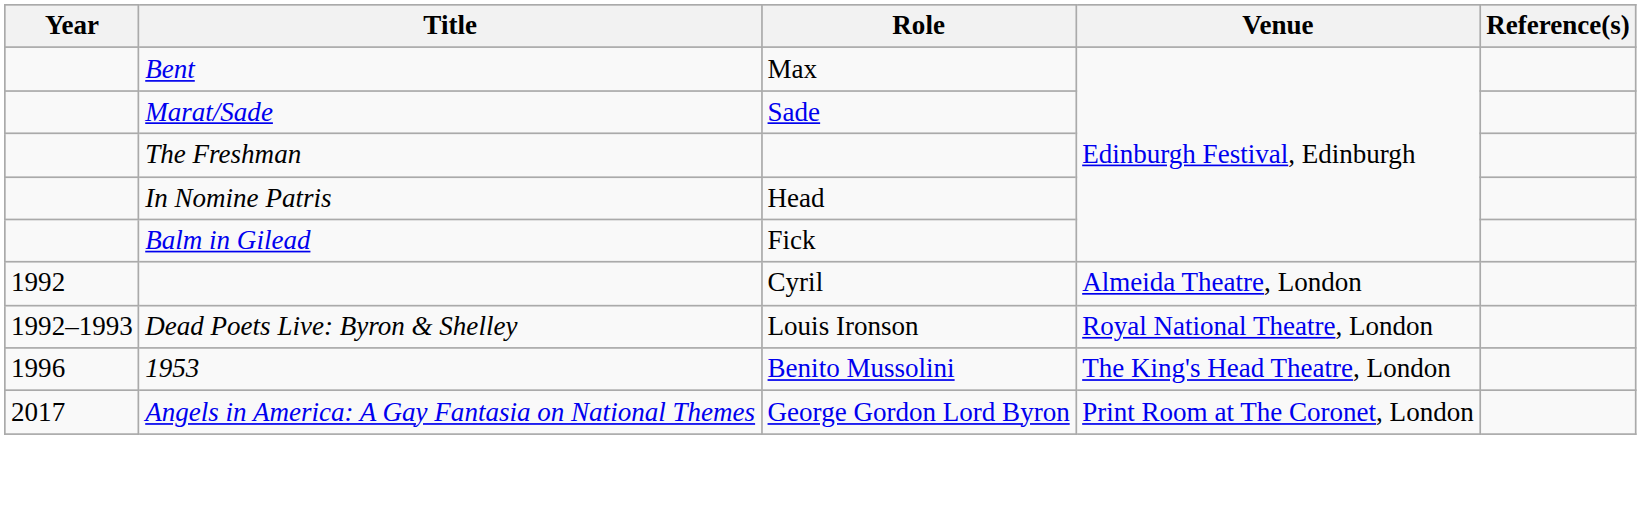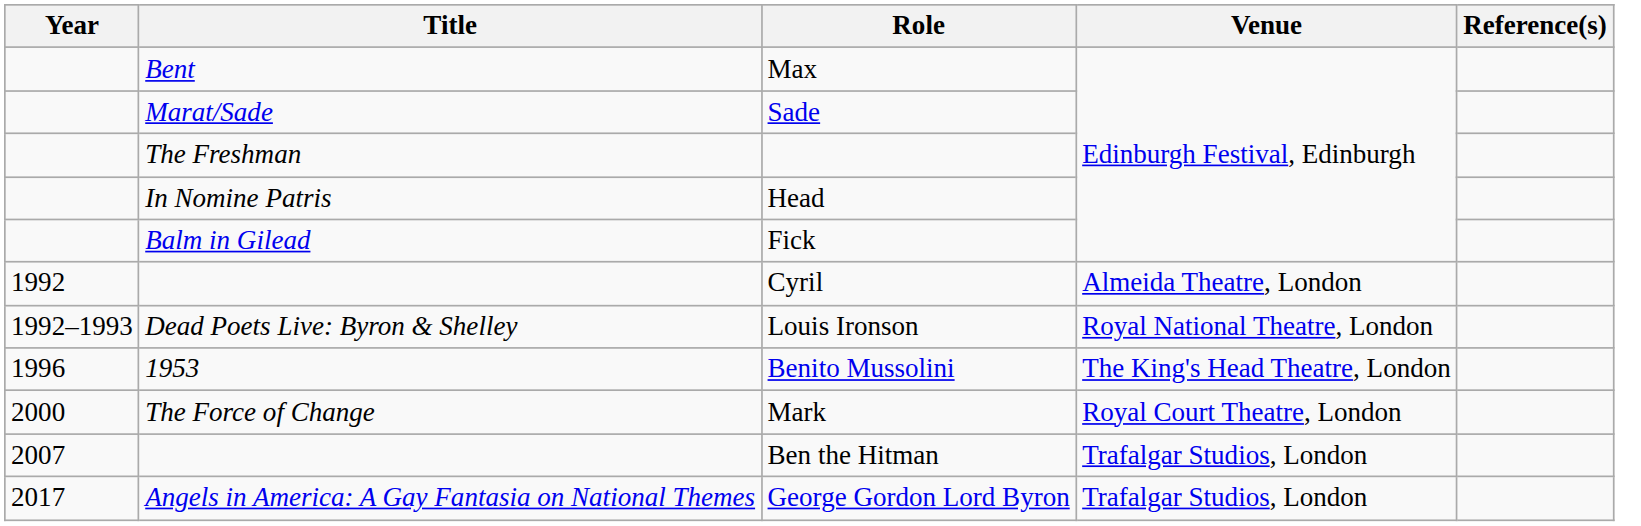+ row: (797, 411)
+ row: (853, 454)
(1278, 411) Print Room at The Coronet, London -> (1225, 497) Trafalgar Studios, London
